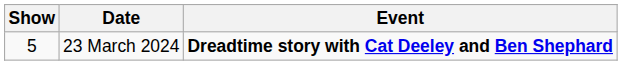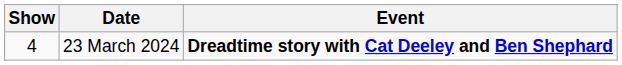(32, 45) 5 -> (32, 45) 4
